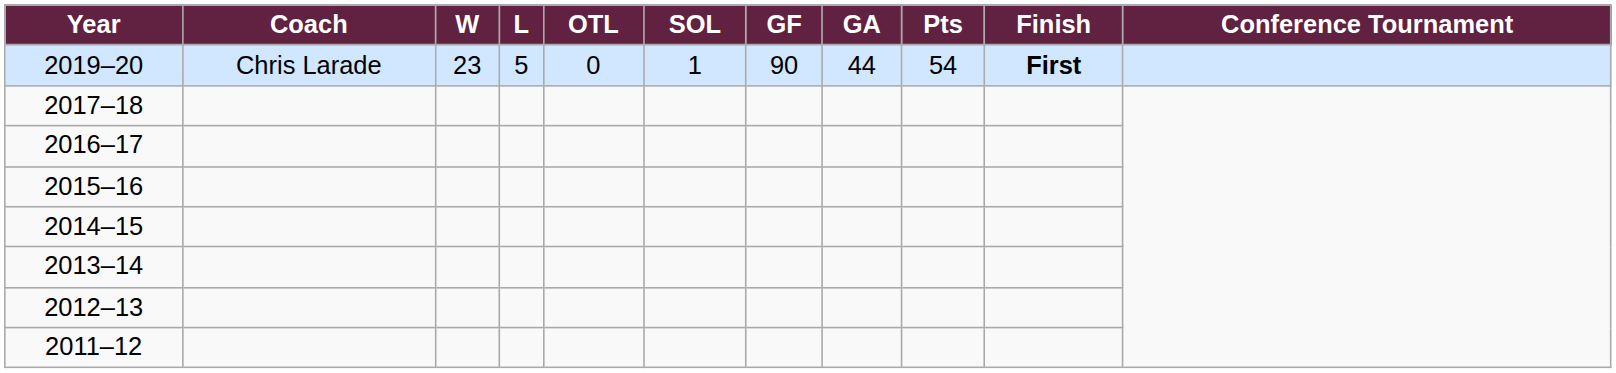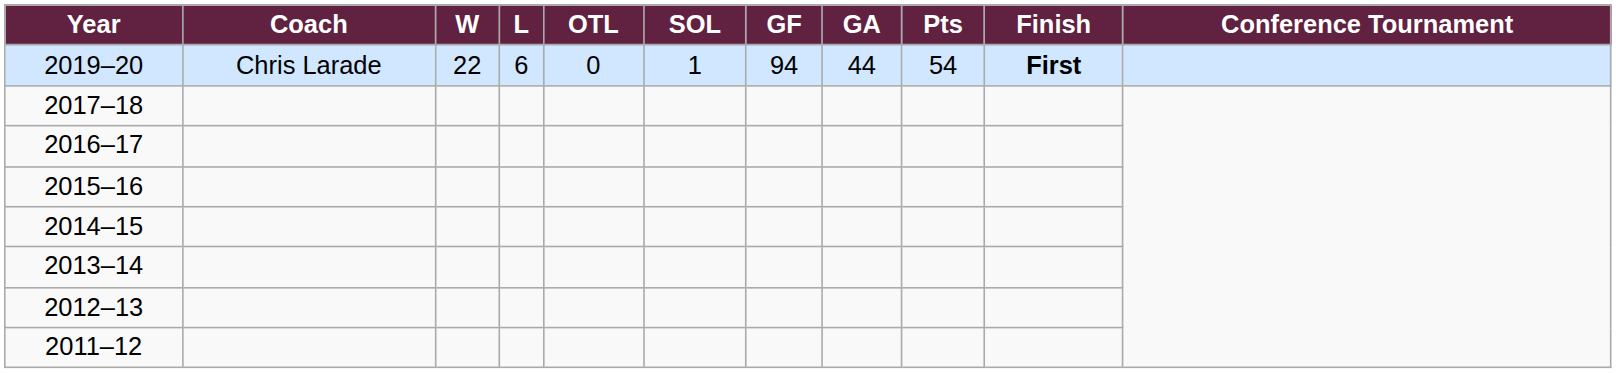(467, 65) 23 -> (467, 65) 22
(521, 65) 5 -> (521, 65) 6
(784, 65) 90 -> (784, 65) 94
